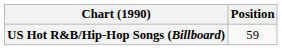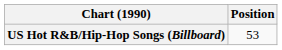(253, 34) 59 -> (253, 34) 53
